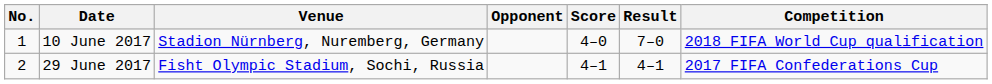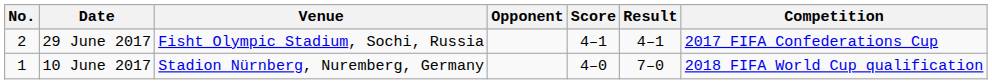rows swapped: (97, 41) <-> (97, 66)
